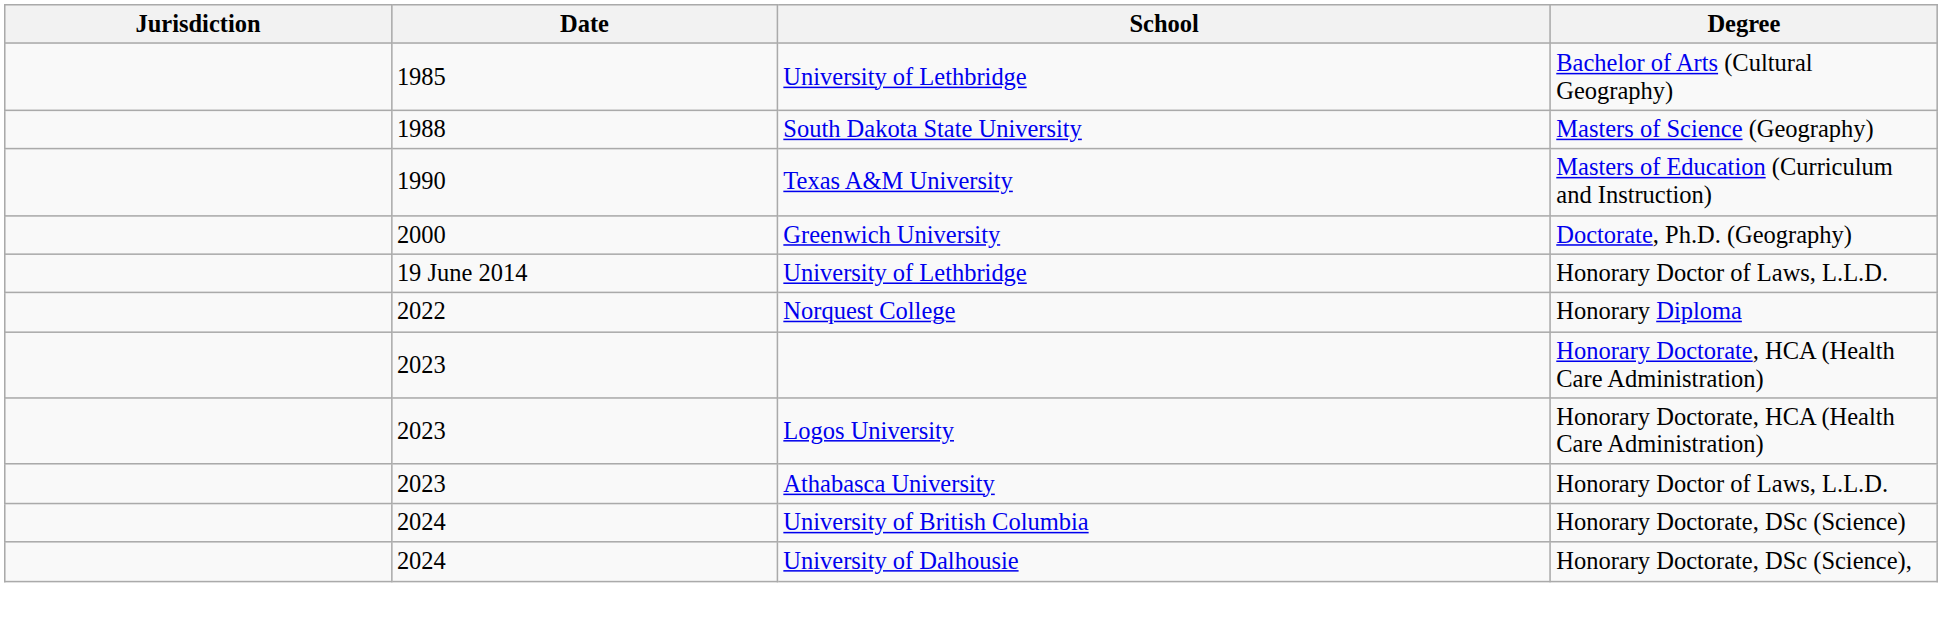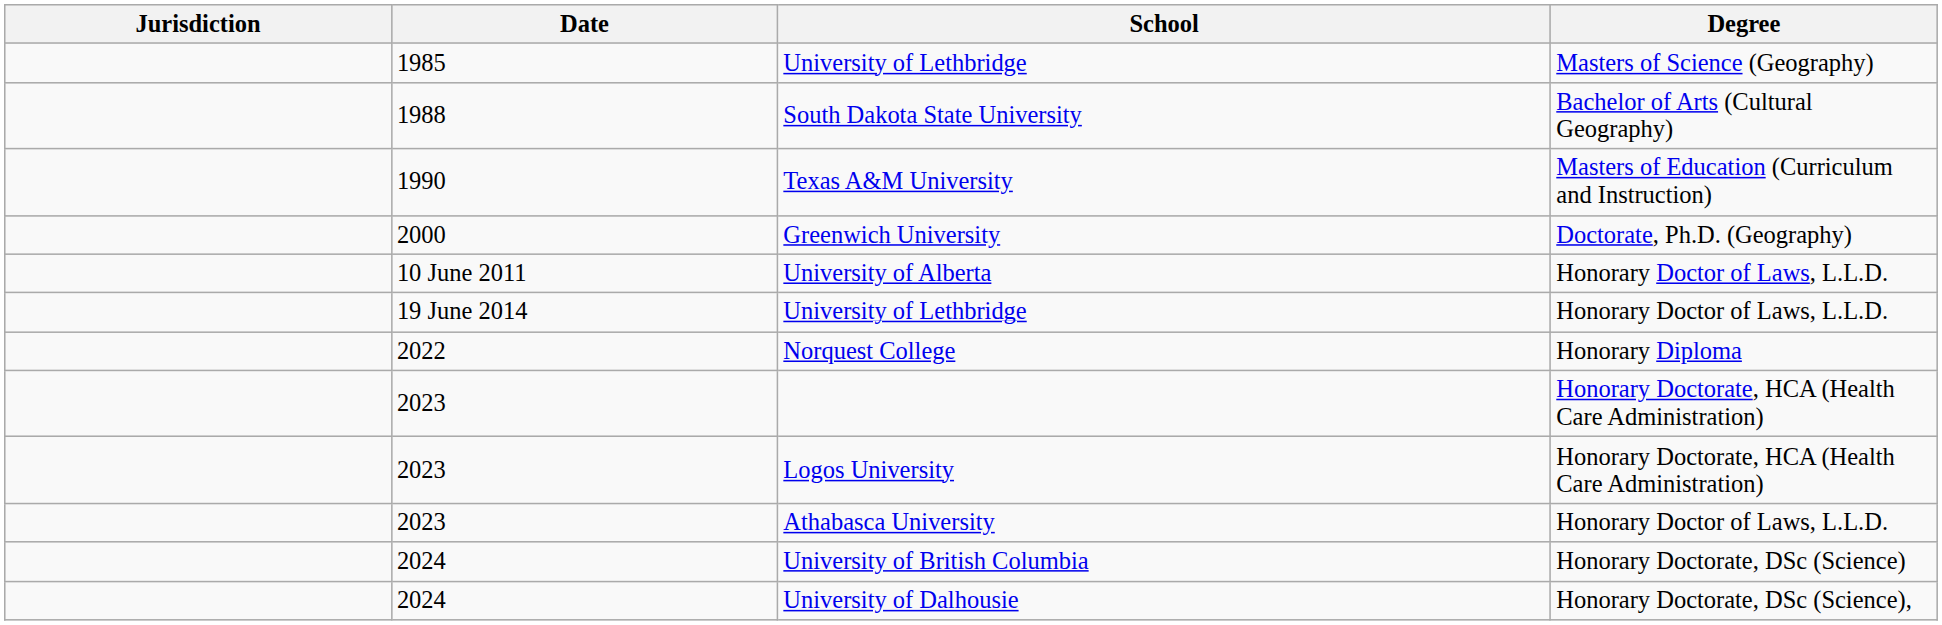(1684, 76) Bachelor of Arts (Cultural Geography) -> (1715, 62) Masters of Science (Geography)
(1715, 129) Masters of Science (Geography) -> (1684, 115) Bachelor of Arts (Cultural Geography)
+ row: (462, 273)
